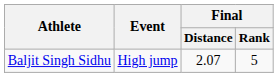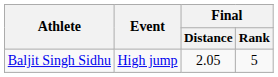(208, 61) 2.07 -> (208, 61) 2.05
